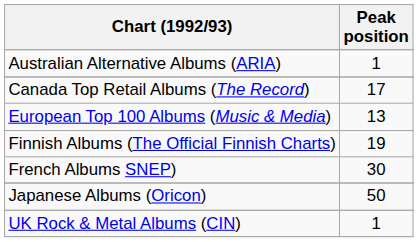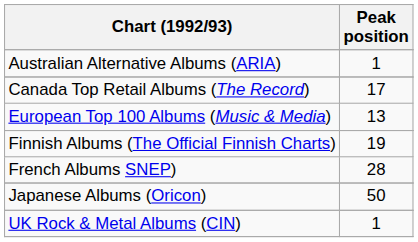(376, 169) 30 -> (376, 169) 28
